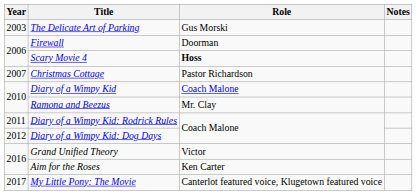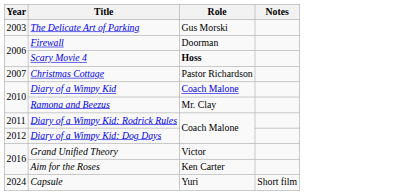- row: (83, 182)
+ row: (47, 182)
